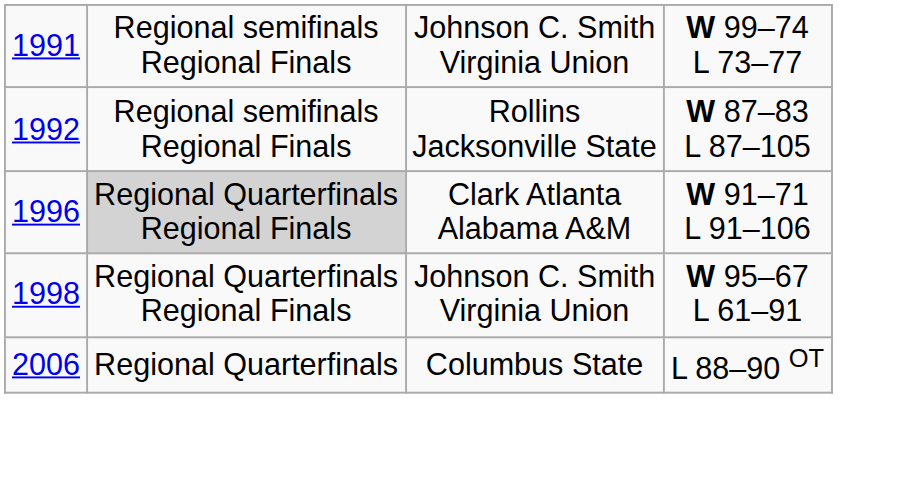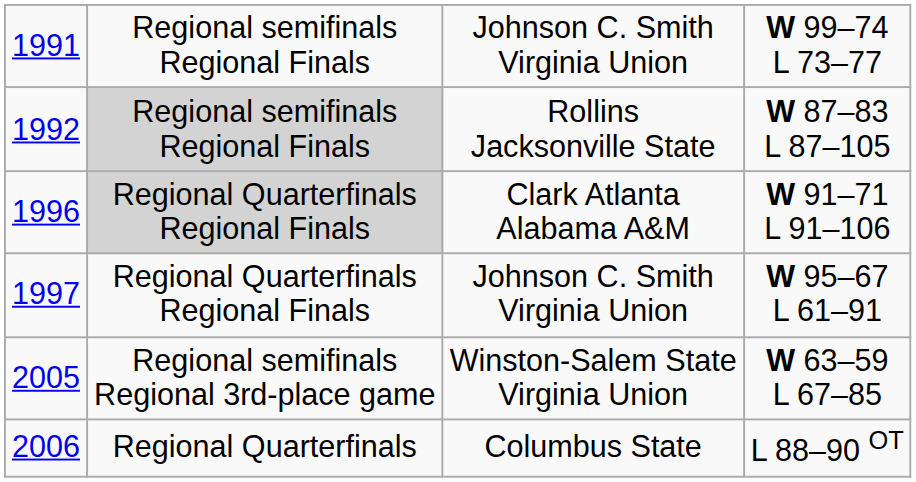(246, 128) no background -> (265, 128) lightgrey background
(46, 294) 1998 -> (46, 294) 1997
+ row: (593, 377)
